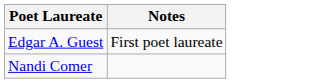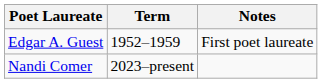+ column: (152, 16)
